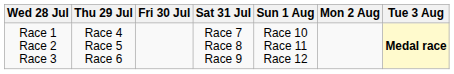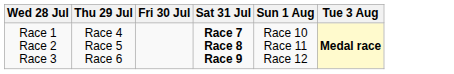- column: (350, 13)
(223, 45) normal -> (223, 45) bold
